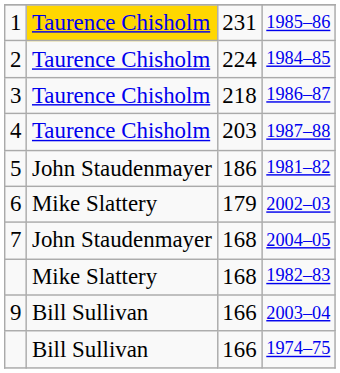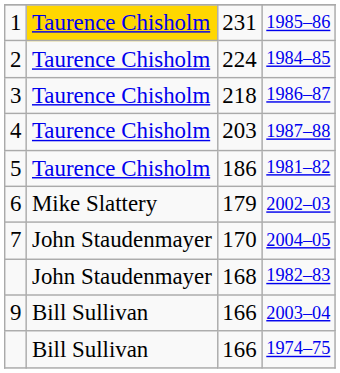(122, 167) John Staudenmayer -> (121, 167) Taurence Chisholm
(240, 240) 168 -> (240, 240) 170
(95, 276) Mike Slattery -> (122, 276) John Staudenmayer
